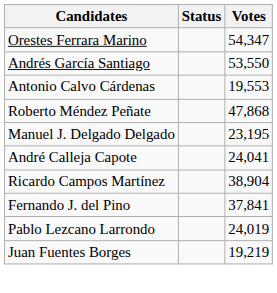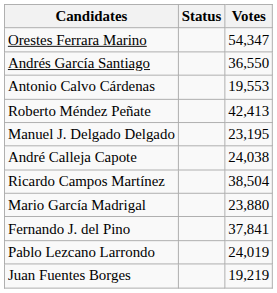(249, 63) 53,550 -> (249, 63) 36,550
(249, 110) 47,868 -> (249, 110) 42,413
(249, 157) 24,041 -> (249, 157) 24,038
(249, 181) 38,904 -> (249, 181) 38,504
+ row: (77, 205)
